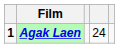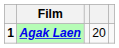(99, 33) 24 -> (99, 33) 20
